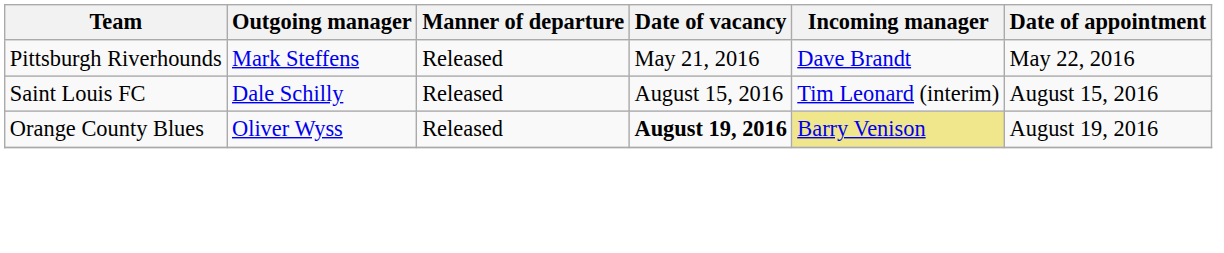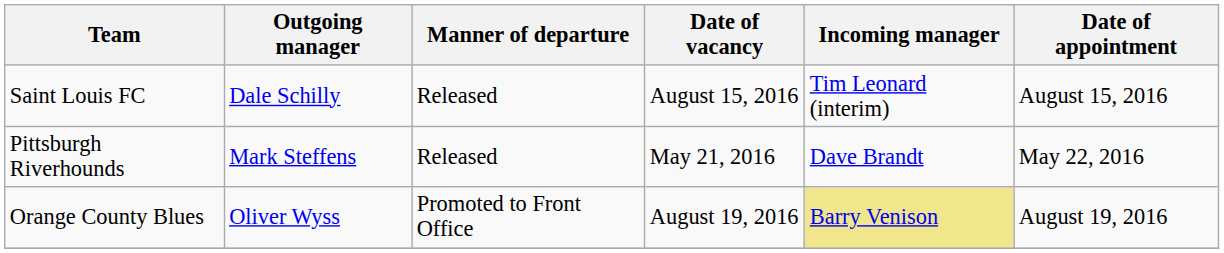rows swapped: (116, 57) <-> (78, 93)
(463, 128) Released -> (499, 217) Promoted to Front Office
(711, 128) bold -> (724, 217) normal
